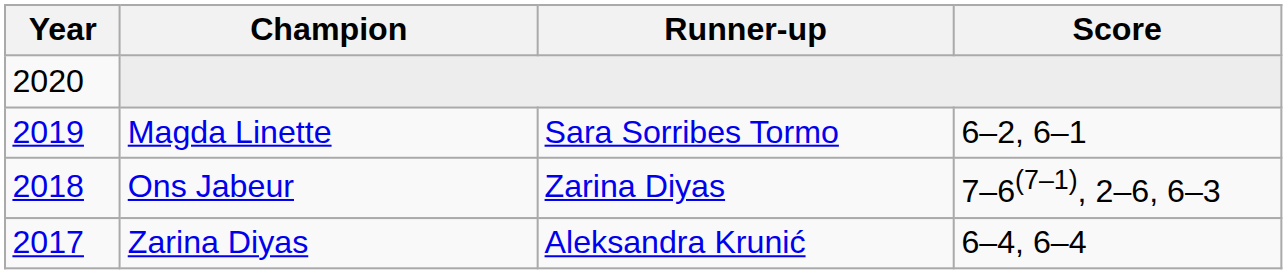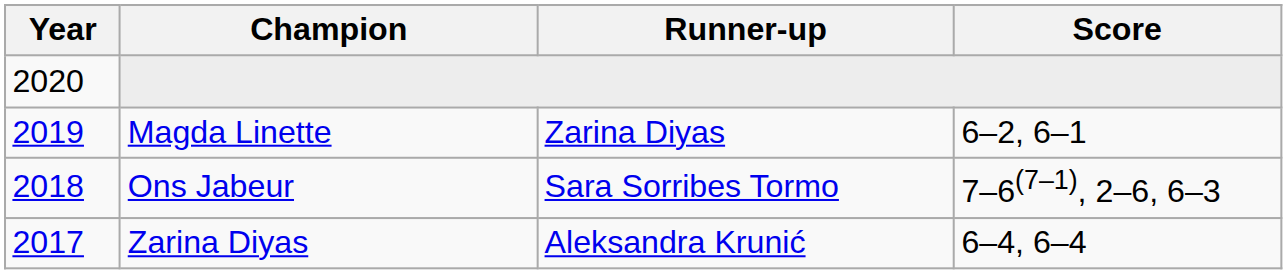(692, 132) Sara Sorribes Tormo -> (635, 132) Zarina Diyas
(635, 187) Zarina Diyas -> (692, 187) Sara Sorribes Tormo
